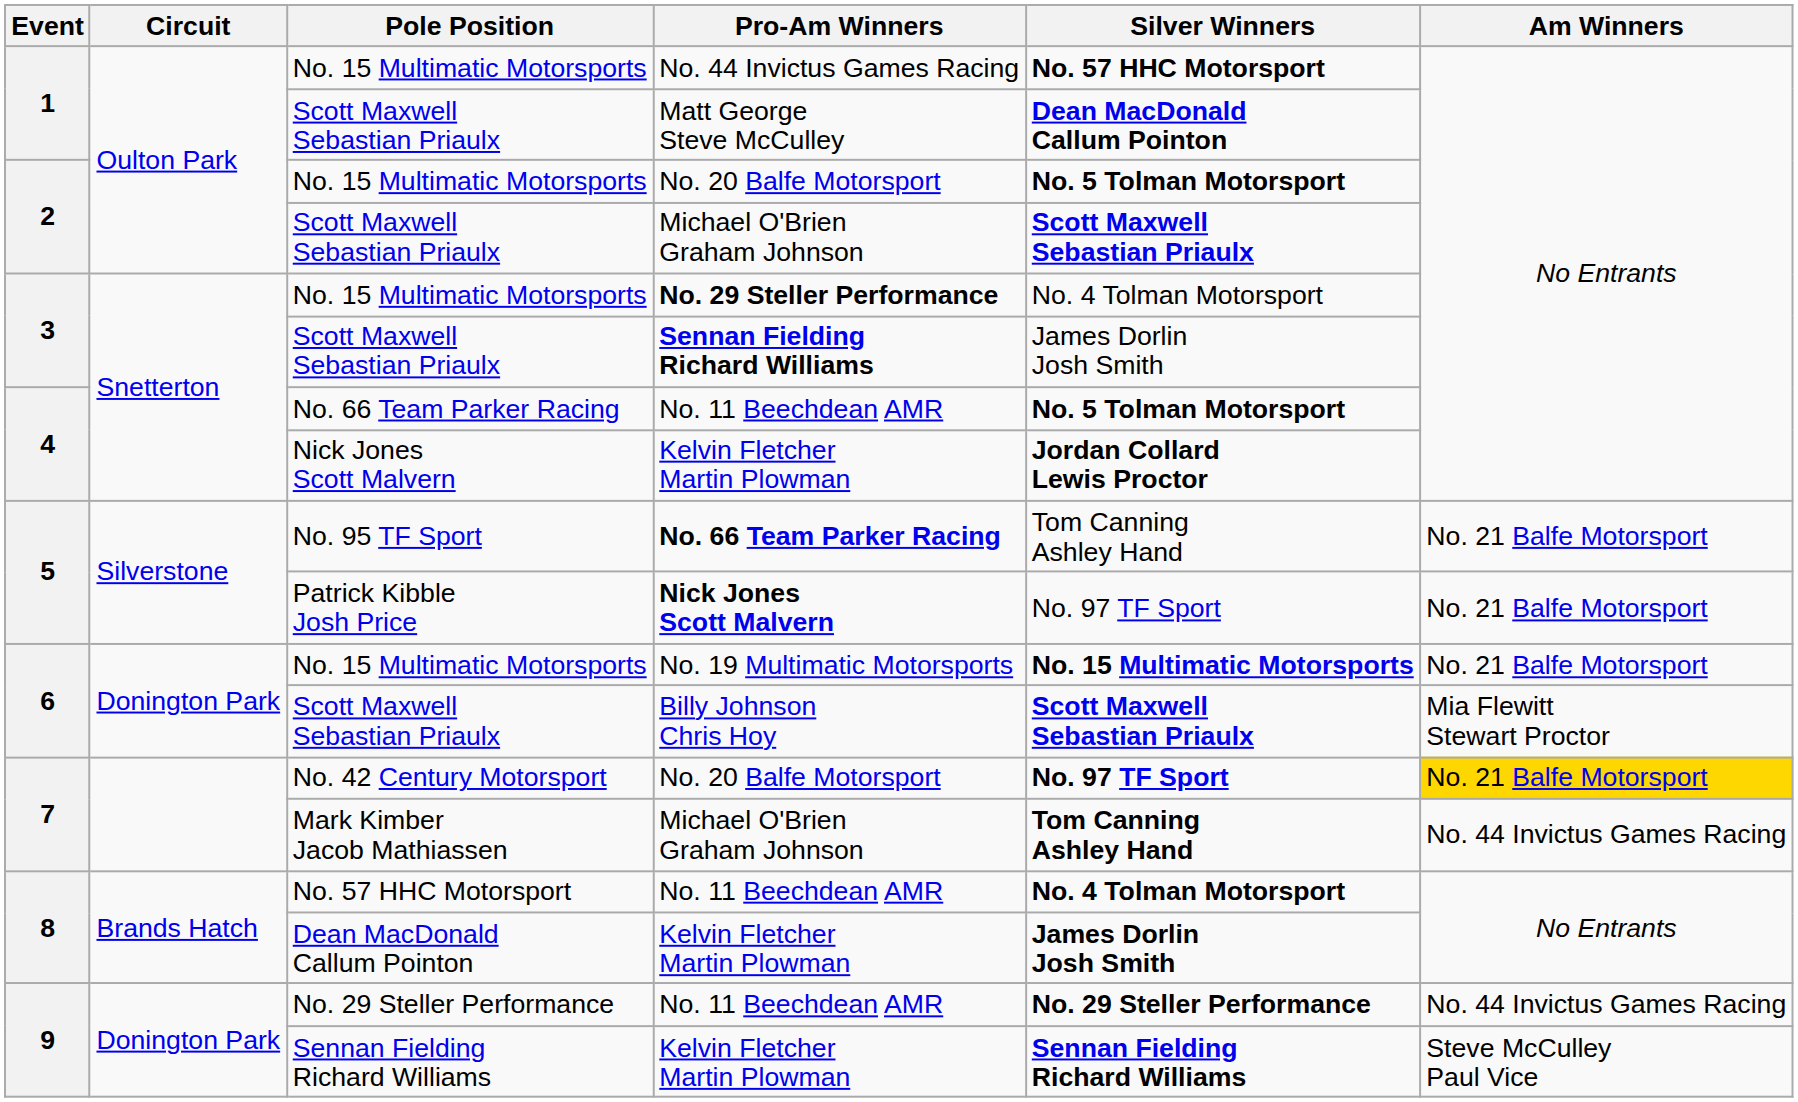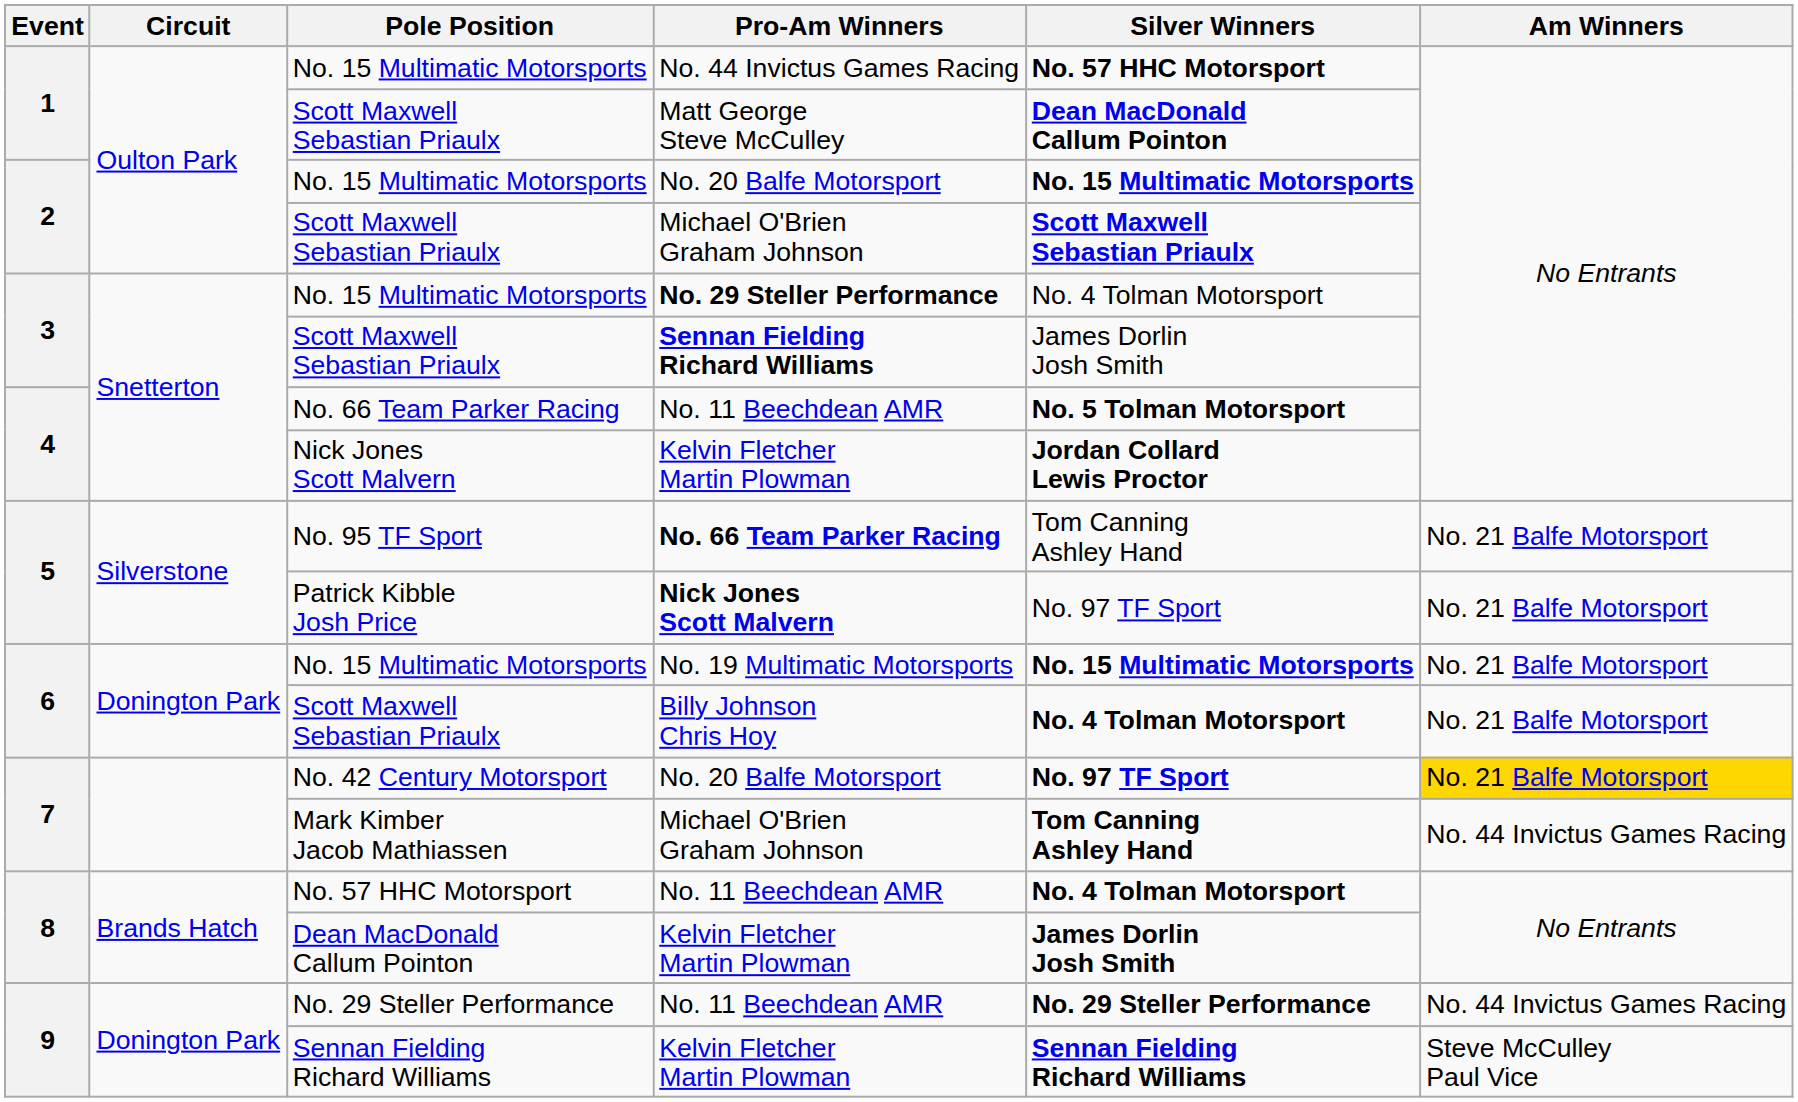(1188, 181) No. 5 Tolman Motorsport -> (1223, 181) No. 15 Multimatic Motorsports
(1143, 721) Scott Maxwell Sebastian Priaulx -> (1188, 721) No. 4 Tolman Motorsport
(1518, 721) Mia Flewitt Stewart Proctor -> (1567, 721) No. 21 Balfe Motorsport
